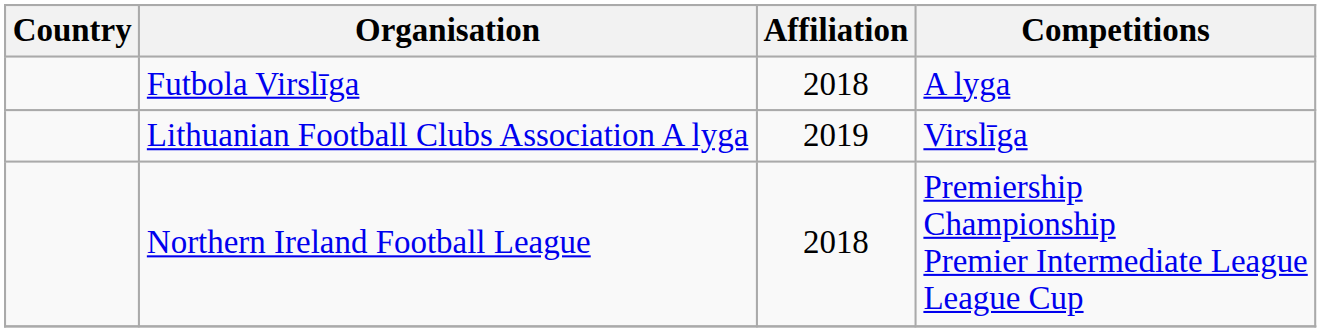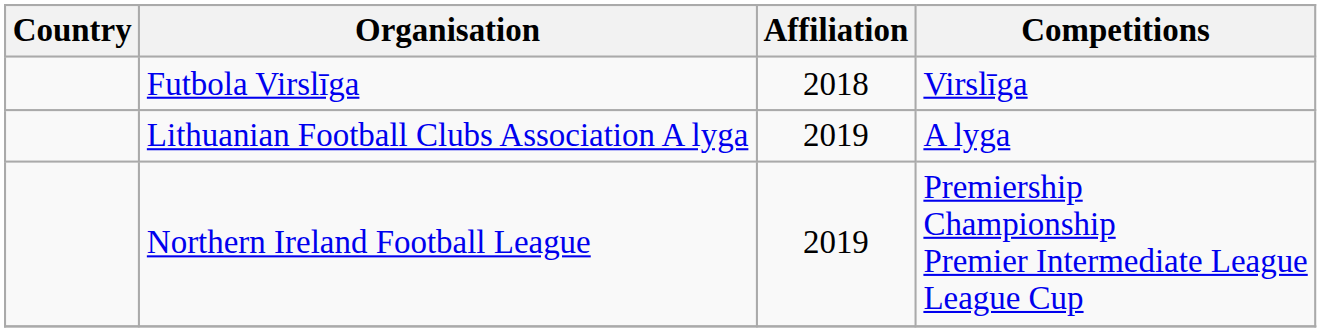(967, 82) A lyga -> (976, 82) Virslīga
(976, 135) Virslīga -> (967, 135) A lyga
(836, 243) 2018 -> (836, 243) 2019
